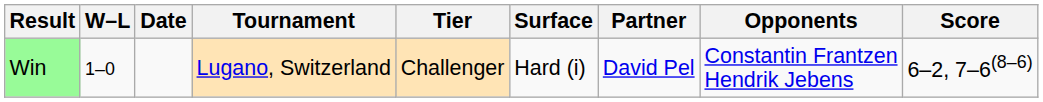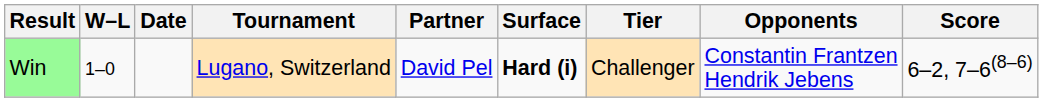columns swapped: (453, 21) <-> (649, 21)
(550, 67) normal -> (540, 67) bold
